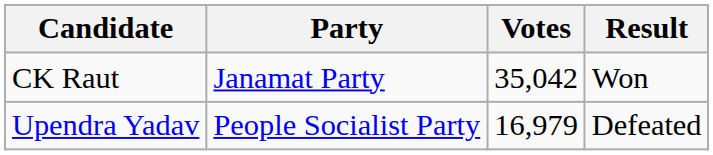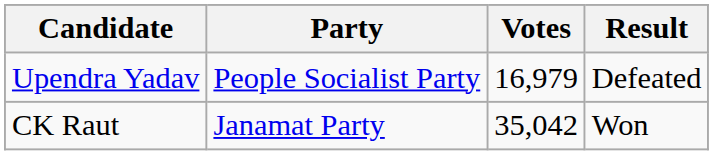rows swapped: (66, 76) <-> (106, 125)
